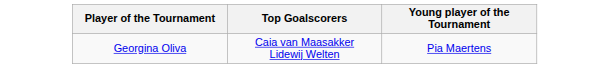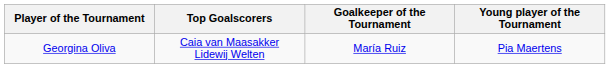+ column: (380, 19)
